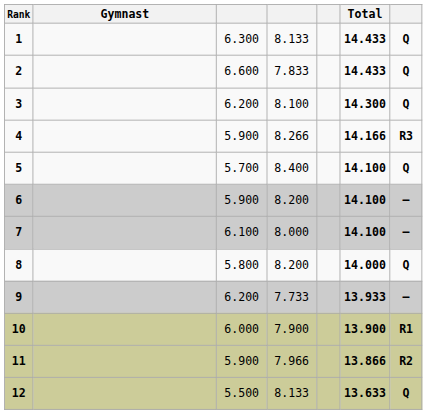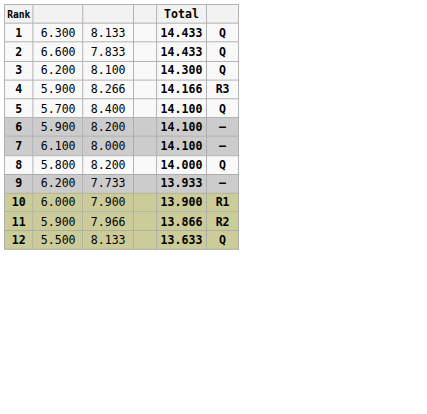- column: (125, 14)
